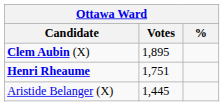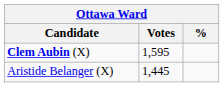(156, 52) 1,895 -> (156, 52) 1,595
- row: (49, 71)
